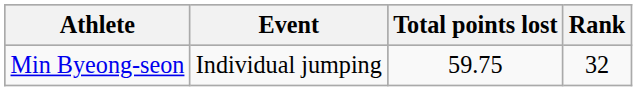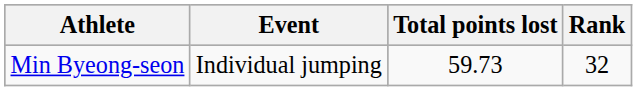(475, 64) 59.75 -> (475, 64) 59.73
